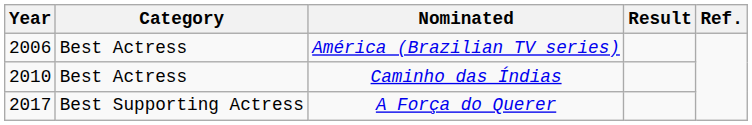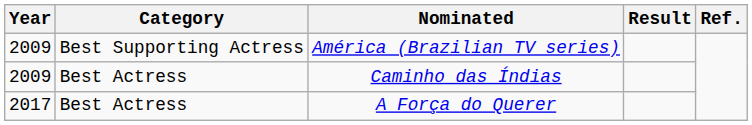(30, 48) 2006 -> (30, 48) 2009
(123, 48) Best Actress -> (182, 48) Best Supporting Actress
(30, 77) 2010 -> (30, 77) 2009
(182, 106) Best Supporting Actress -> (123, 106) Best Actress
